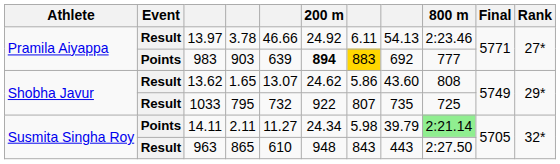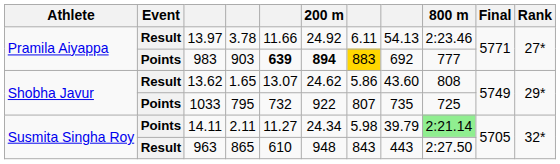(280, 38) 46.66 -> (280, 38) 11.66
(280, 60) normal -> (280, 60) bold
(161, 104) Result -> (161, 104) Points
